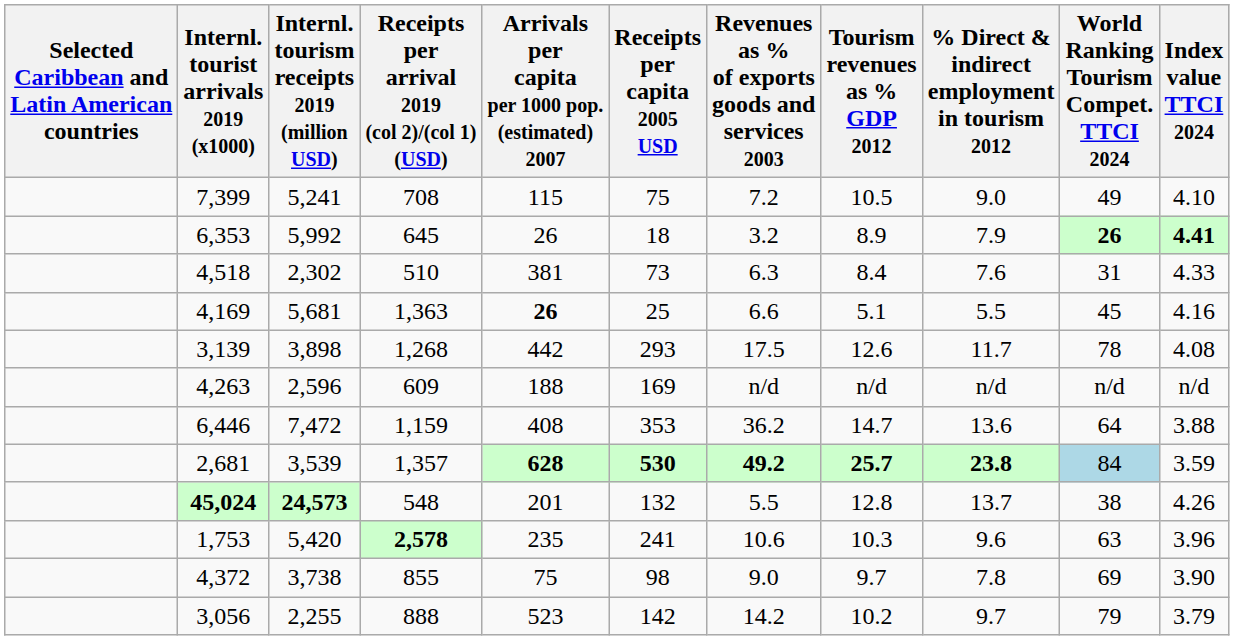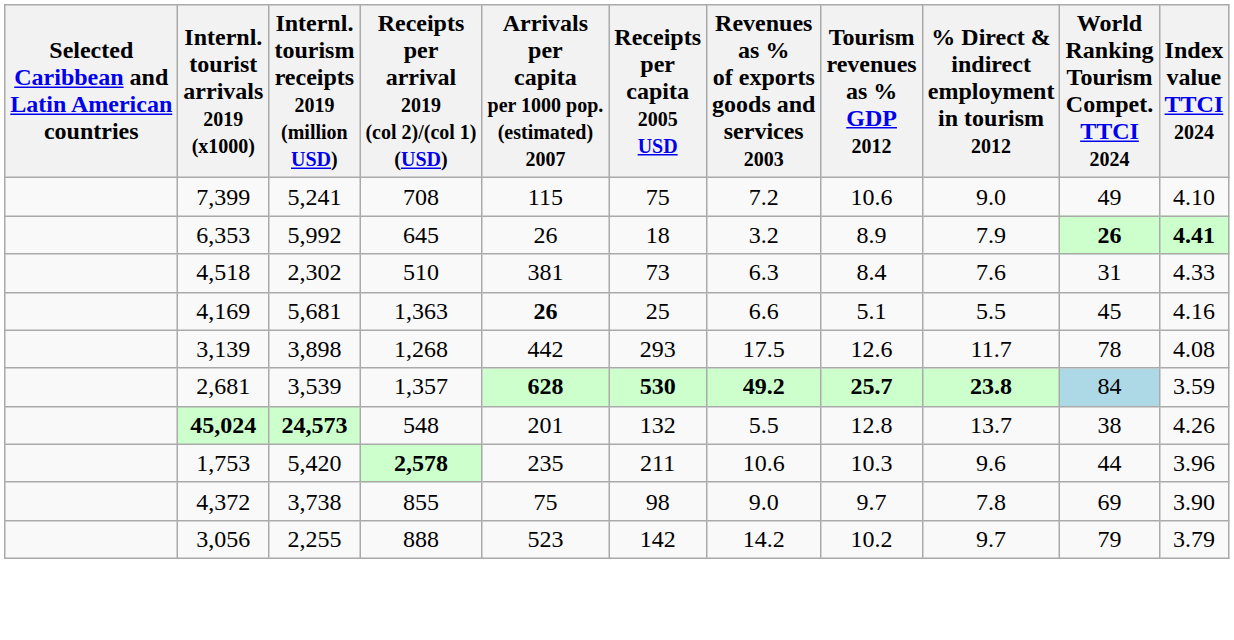(872, 196) 10.5 -> (872, 196) 10.6
- row: (223, 386)
- row: (223, 424)
(658, 539) 241 -> (658, 463) 211
(1110, 539) 63 -> (1110, 463) 44
